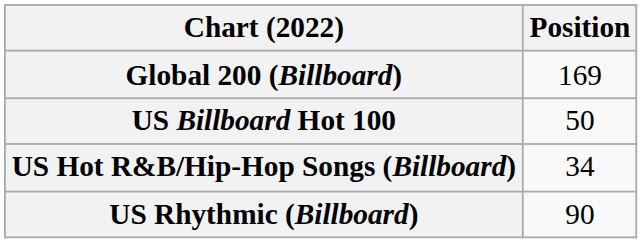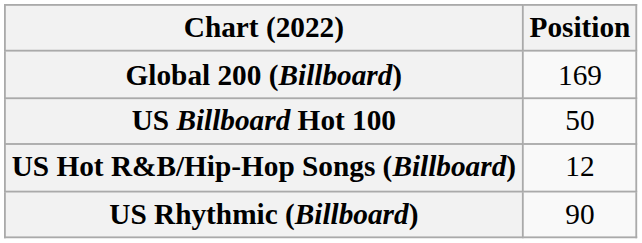(580, 167) 34 -> (580, 167) 12
